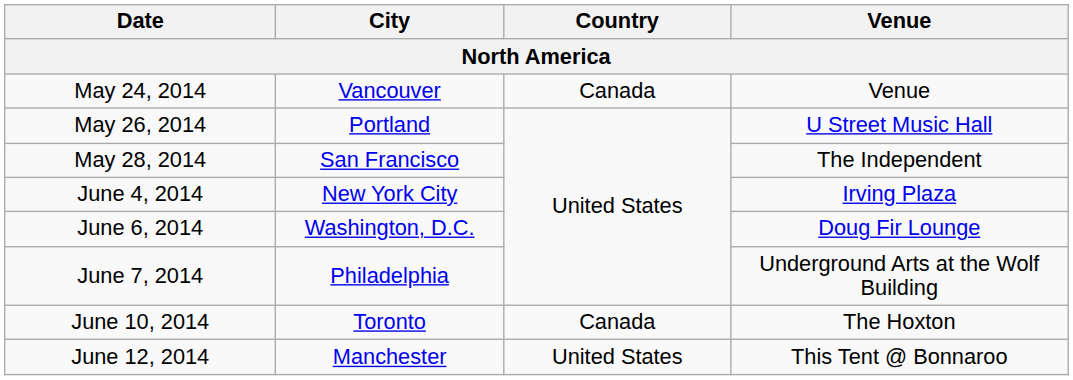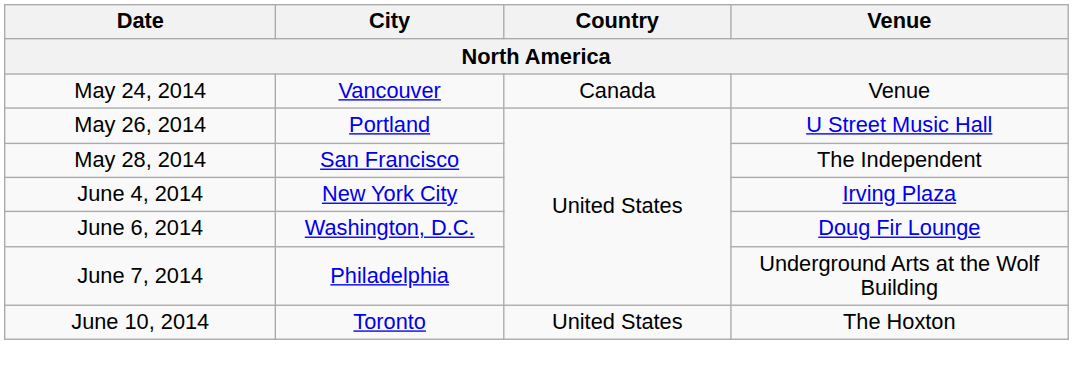(617, 322) Canada -> (617, 322) United States
- row: (140, 356)
